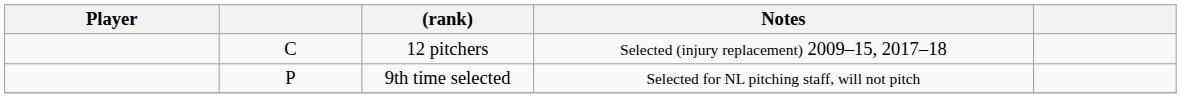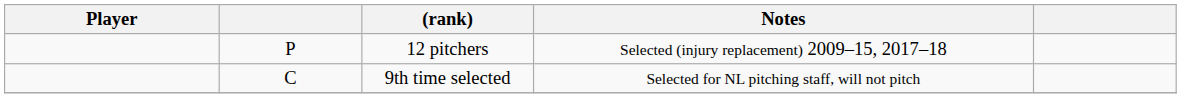(290, 48) C -> (290, 48) P
(290, 78) P -> (290, 78) C
